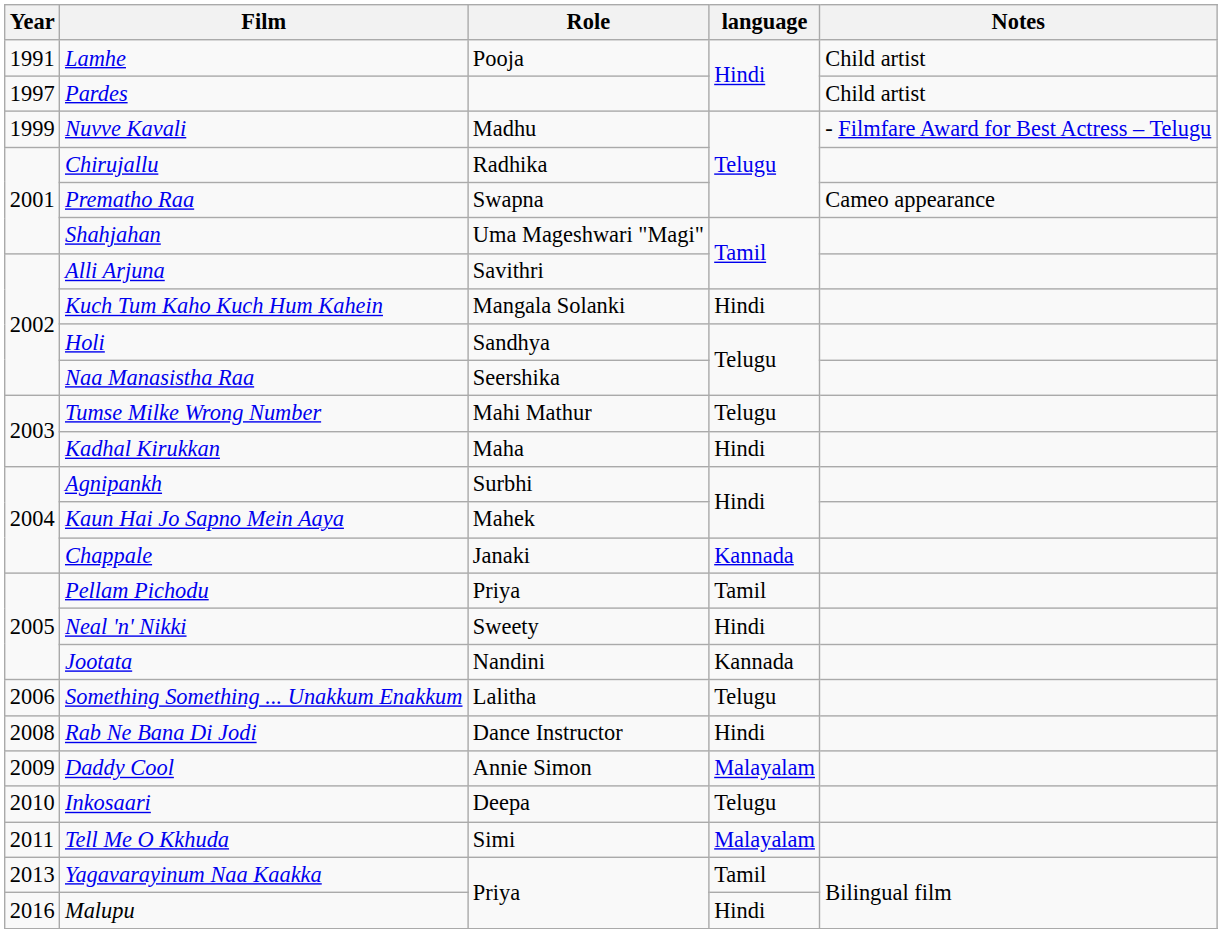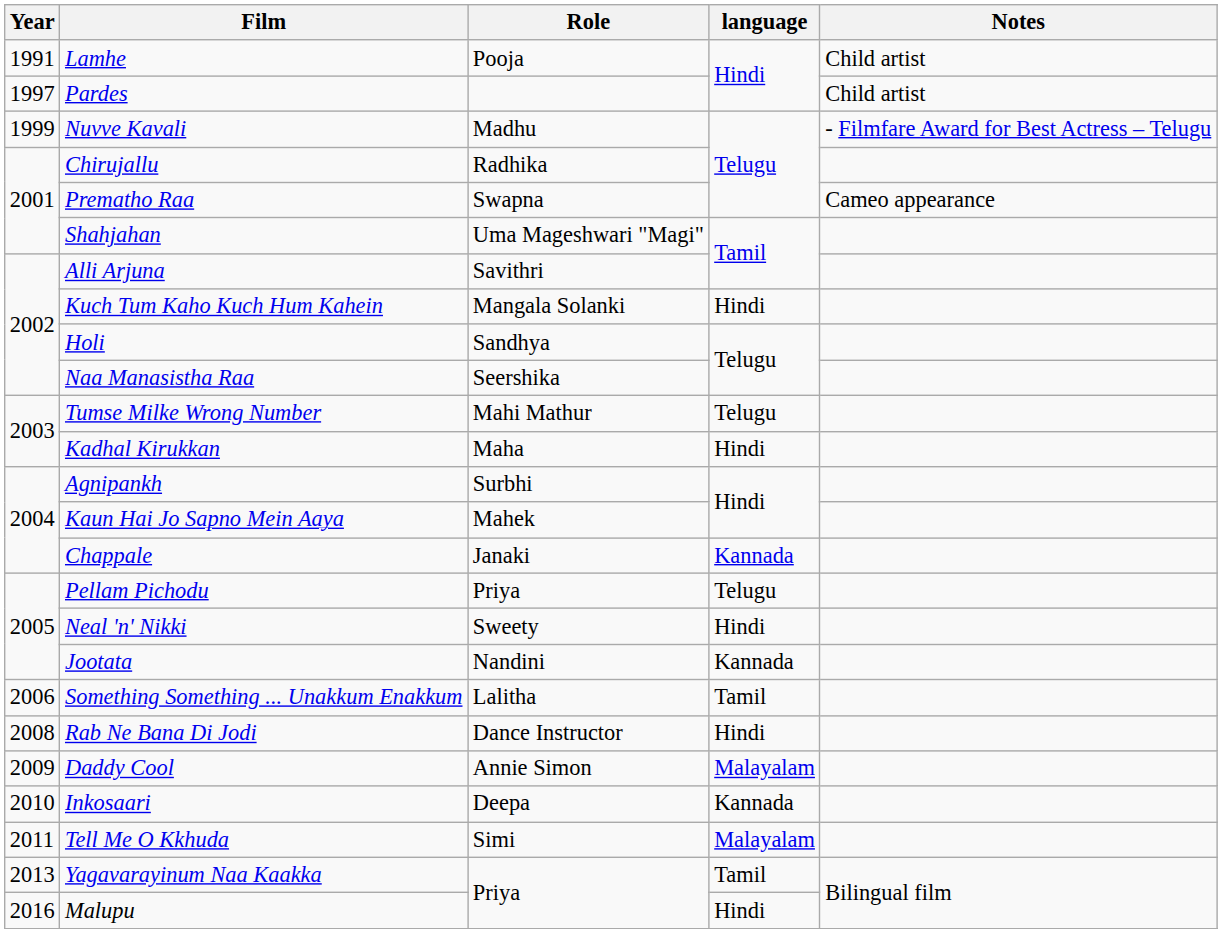(740, 590) Tamil -> (745, 590) Telugu
(745, 697) Telugu -> (740, 697) Tamil
(745, 803) Telugu -> (754, 803) Kannada
